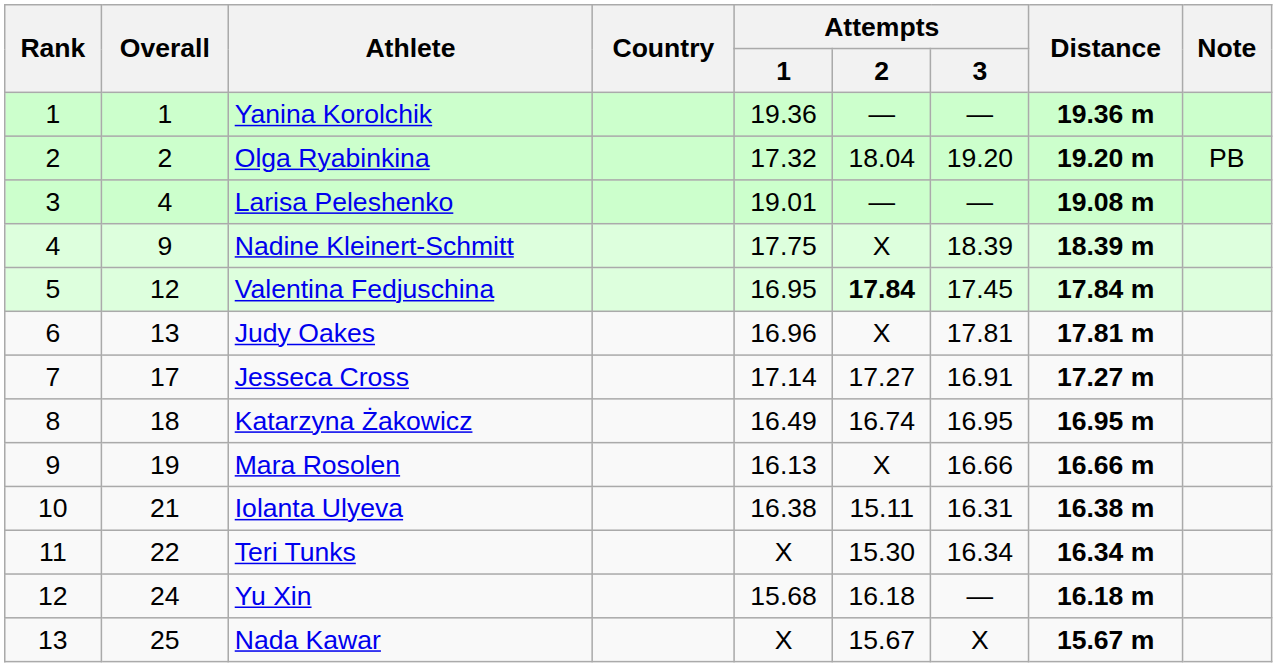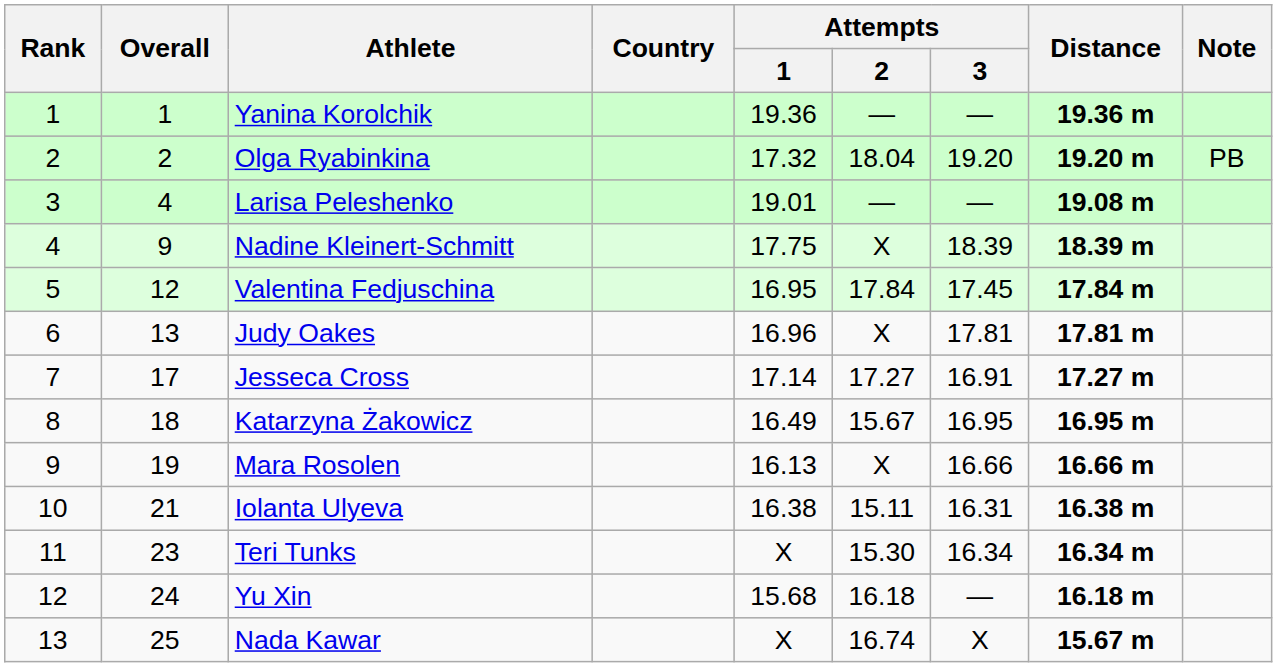(882, 289) bold -> (882, 289) normal
(882, 420) 16.74 -> (882, 420) 15.67
(165, 552) 22 -> (165, 552) 23
(882, 639) 15.67 -> (882, 639) 16.74
